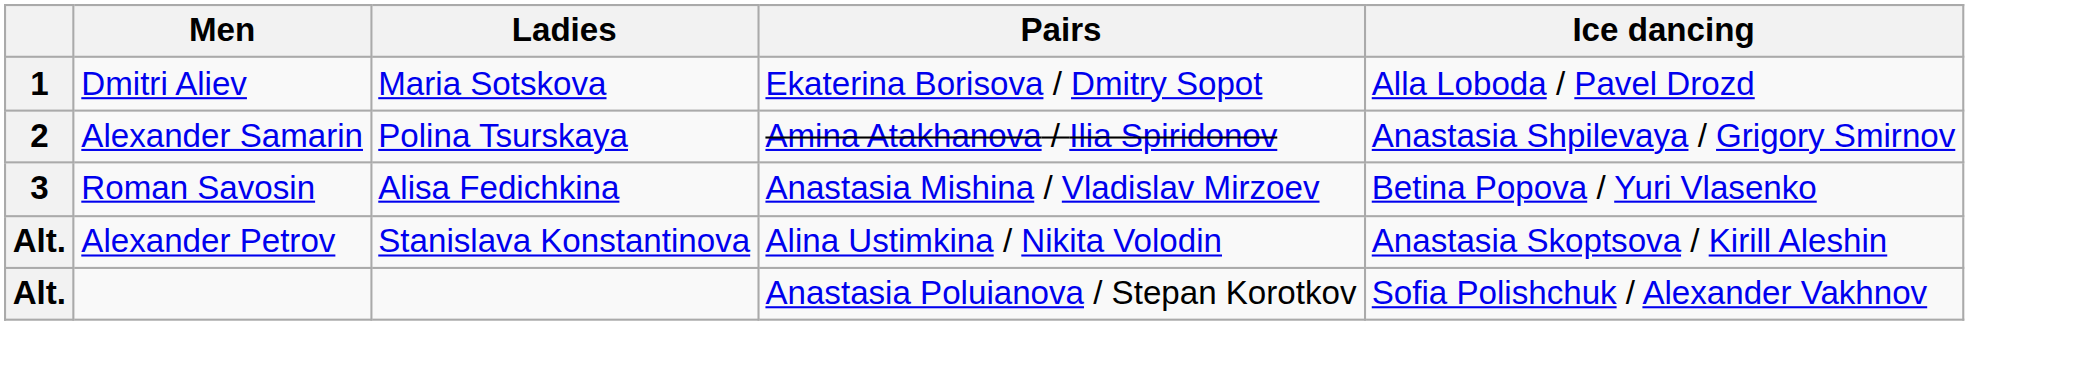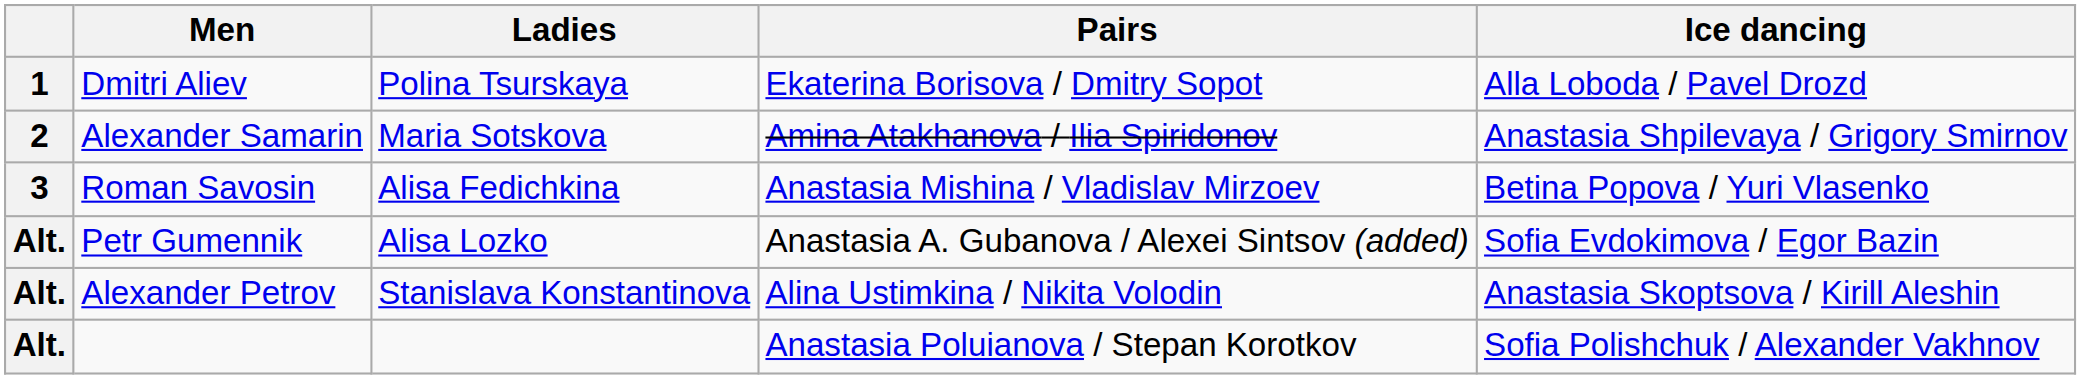(492, 83) Maria Sotskova -> (503, 83) Polina Tsurskaya
(503, 135) Polina Tsurskaya -> (492, 135) Maria Sotskova
+ row: (192, 240)
